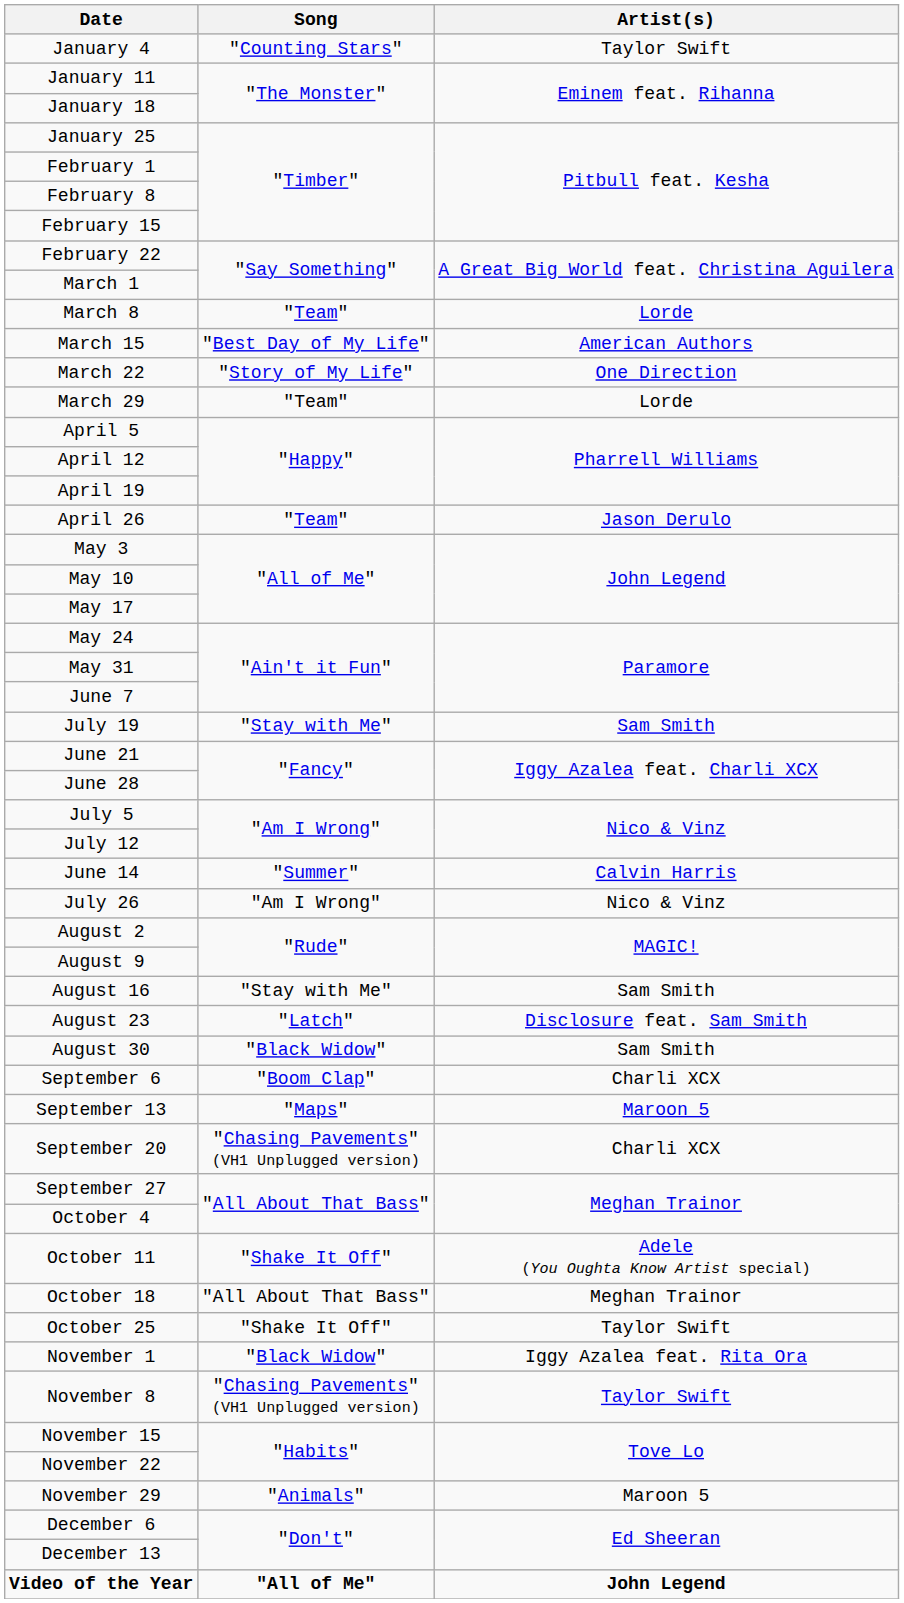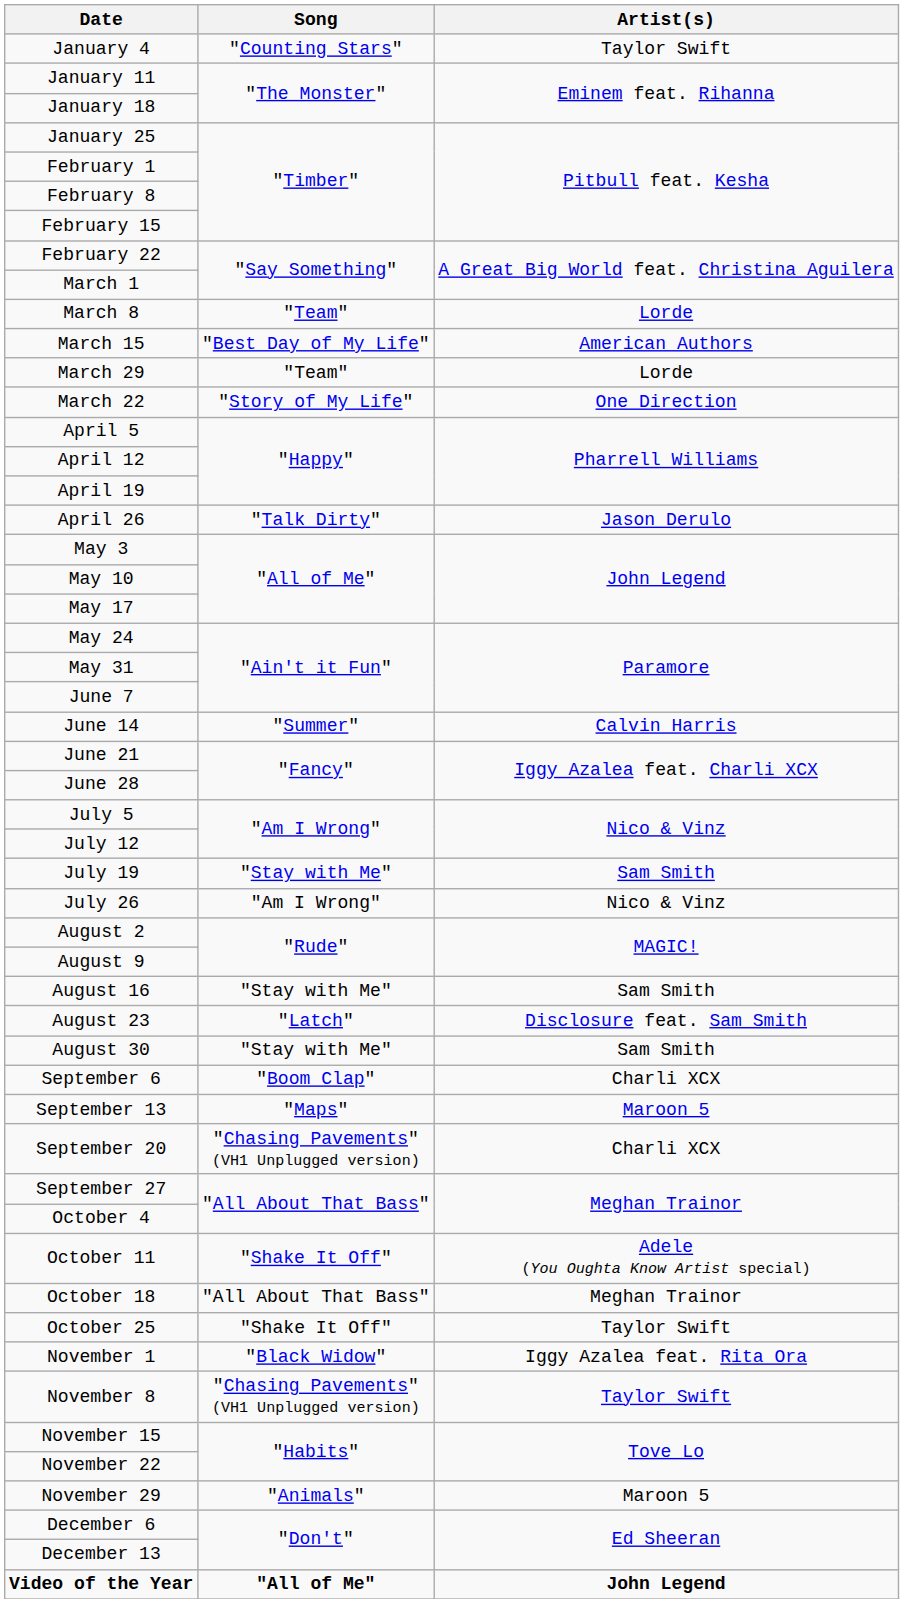rows swapped: (101, 373) <-> (101, 402)
(316, 520) "Team" -> (316, 520) "Talk Dirty"
rows swapped: (101, 873) <-> (101, 726)
(316, 1050) "Black Widow" -> (316, 1050) "Stay with Me"
